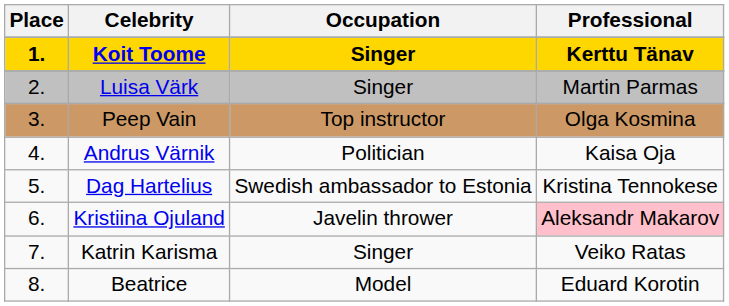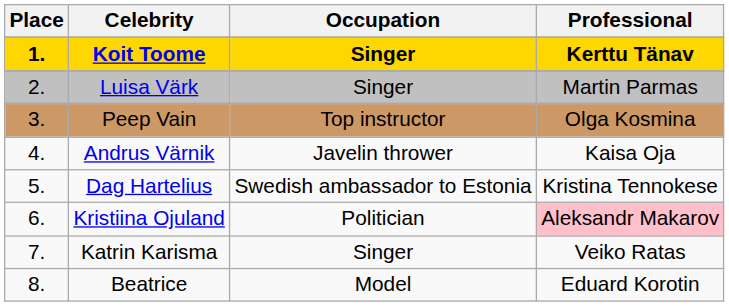(383, 152) Politician -> (383, 152) Javelin thrower
(383, 218) Javelin thrower -> (383, 218) Politician
